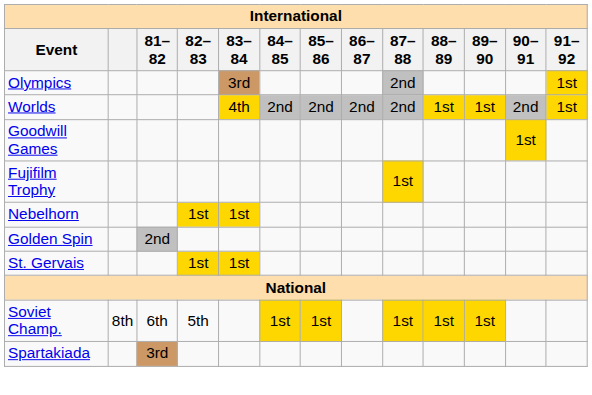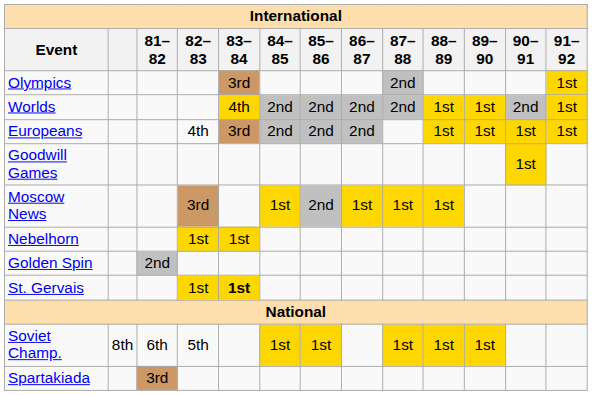+ row: (45, 131)
- row: (32, 181)
+ row: (36, 206)
(239, 263) normal -> (239, 287) bold
